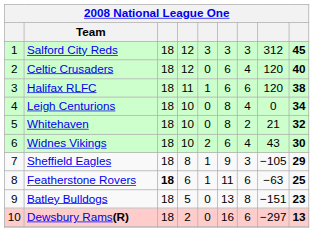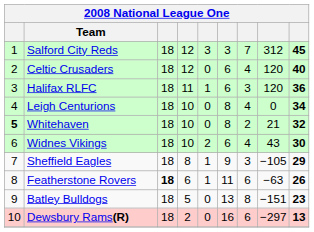(247, 50) 3 -> (247, 50) 7
(247, 87) 6 -> (247, 87) 3
(299, 87) 38 -> (299, 87) 36
(14, 124) normal -> (14, 124) bold
(299, 180) 25 -> (299, 180) 26
